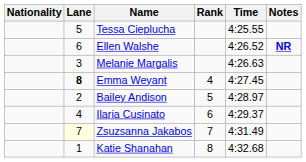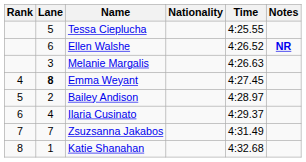columns swapped: (210, 13) <-> (34, 13)
(79, 132) lightyellow background -> (50, 132) no background
